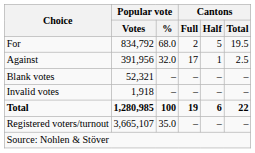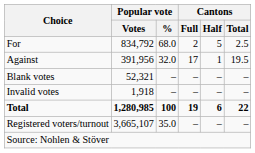(240, 44) 19.5 -> (242, 44) 2.5
(242, 60) 2.5 -> (240, 60) 19.5
